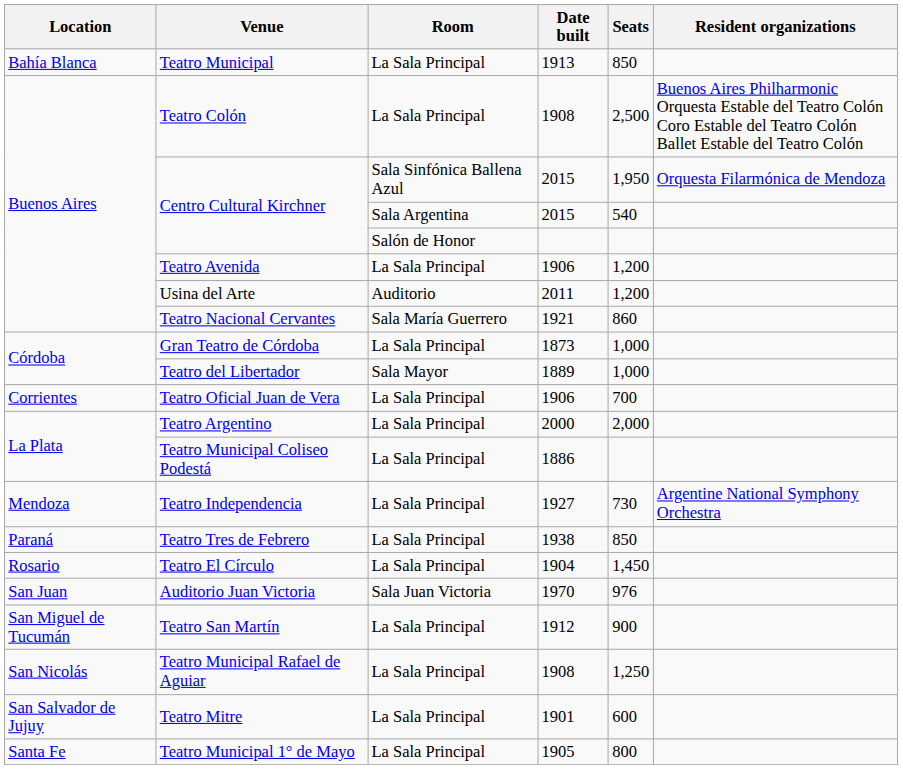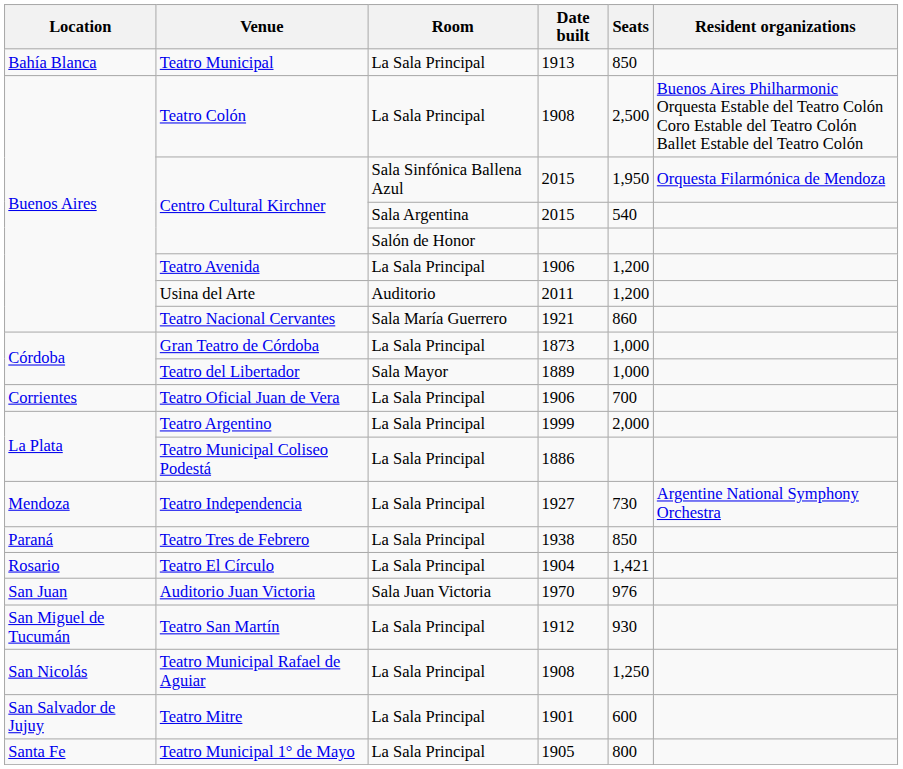(558, 423) 2000 -> (558, 423) 1999
(631, 565) 1,450 -> (631, 565) 1,421
(625, 627) 900 -> (625, 627) 930
